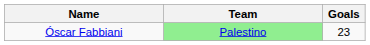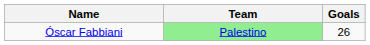(344, 32) 23 -> (344, 32) 26
